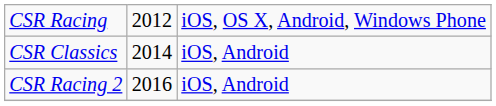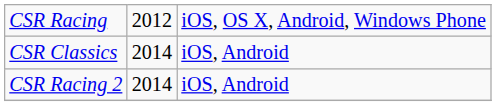(152, 84) 2016 -> (152, 84) 2014
